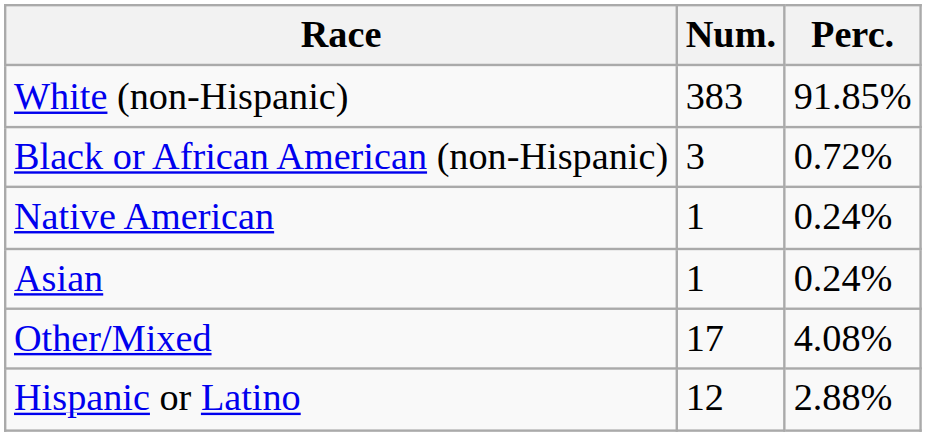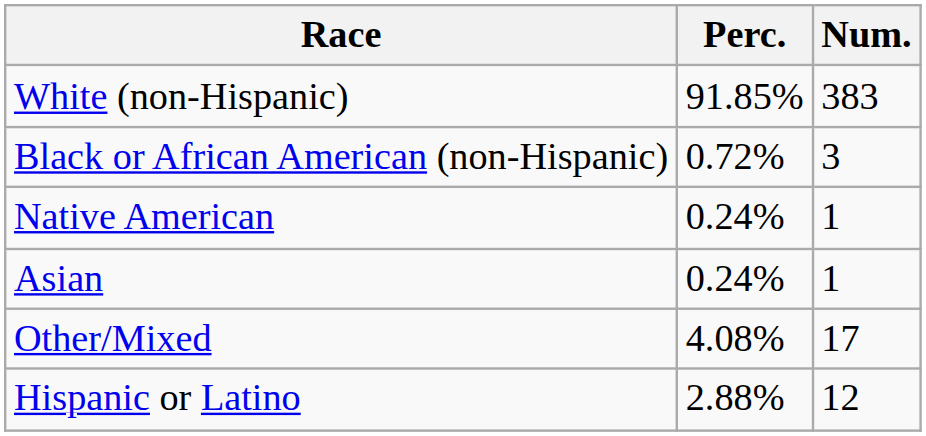columns swapped: (731, 34) <-> (853, 34)
